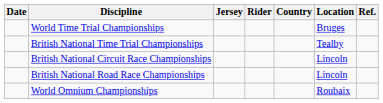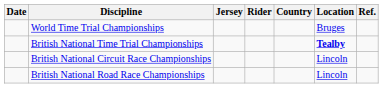(330, 43) normal -> (331, 43) bold
- row: (94, 91)
